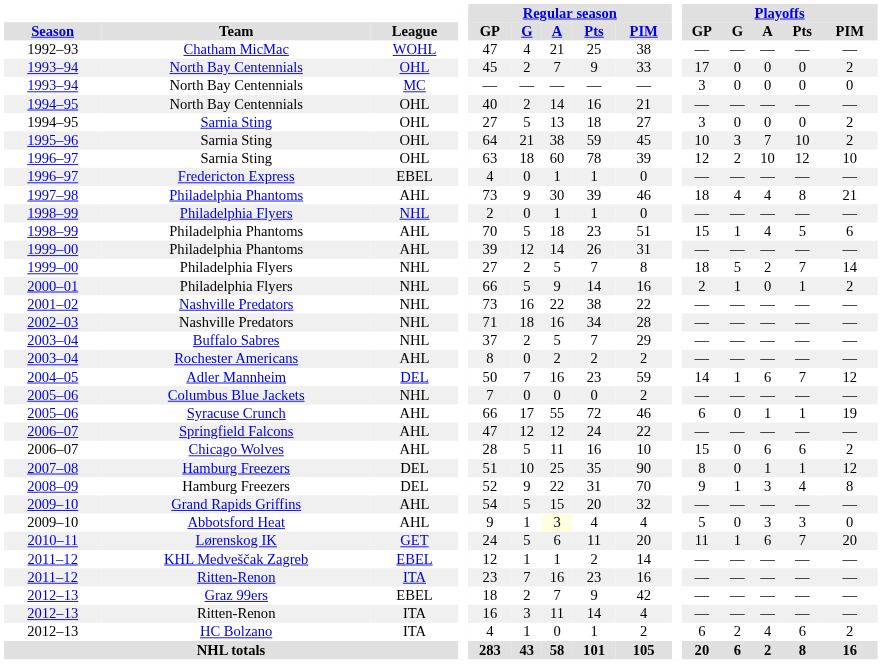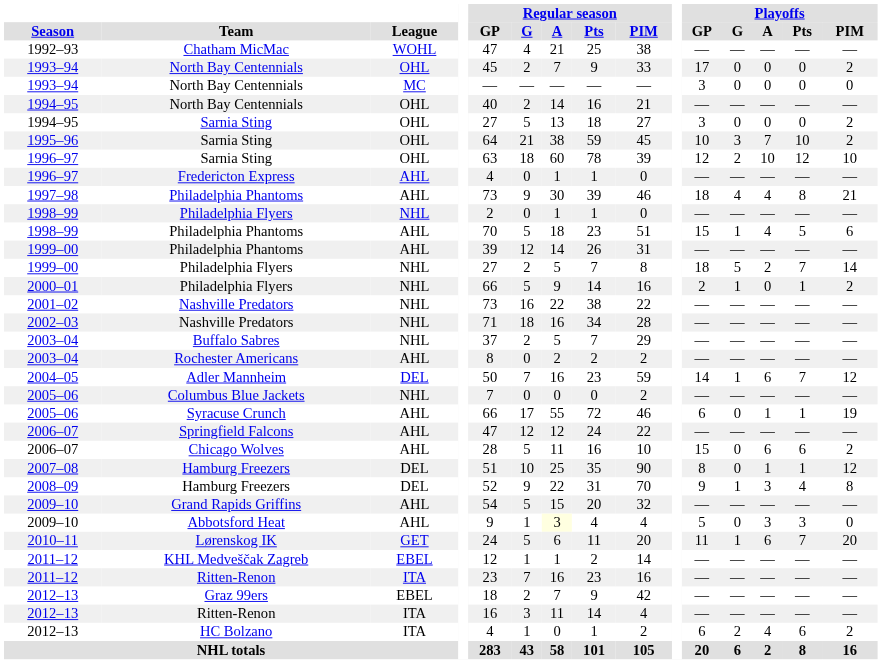(414, 176) EBEL -> (414, 176) AHL
